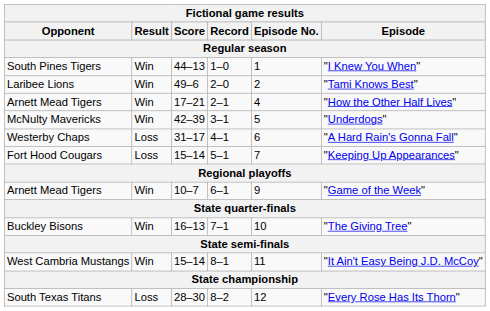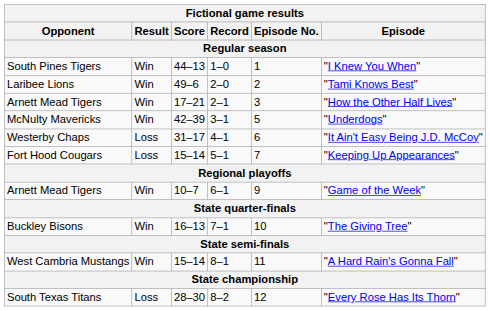(257, 102) 4 -> (257, 102) 3
(391, 137) "A Hard Rain's Gonna Fall" -> (403, 137) "It Ain't Easy Being J.D. McCoy"
(403, 262) "It Ain't Easy Being J.D. McCoy" -> (391, 262) "A Hard Rain's Gonna Fall"
